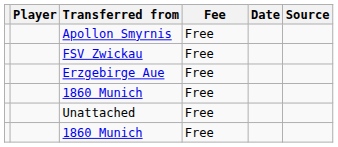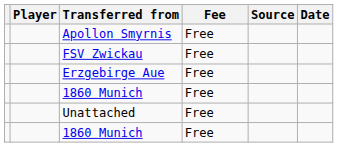columns swapped: (266, 14) <-> (308, 14)
